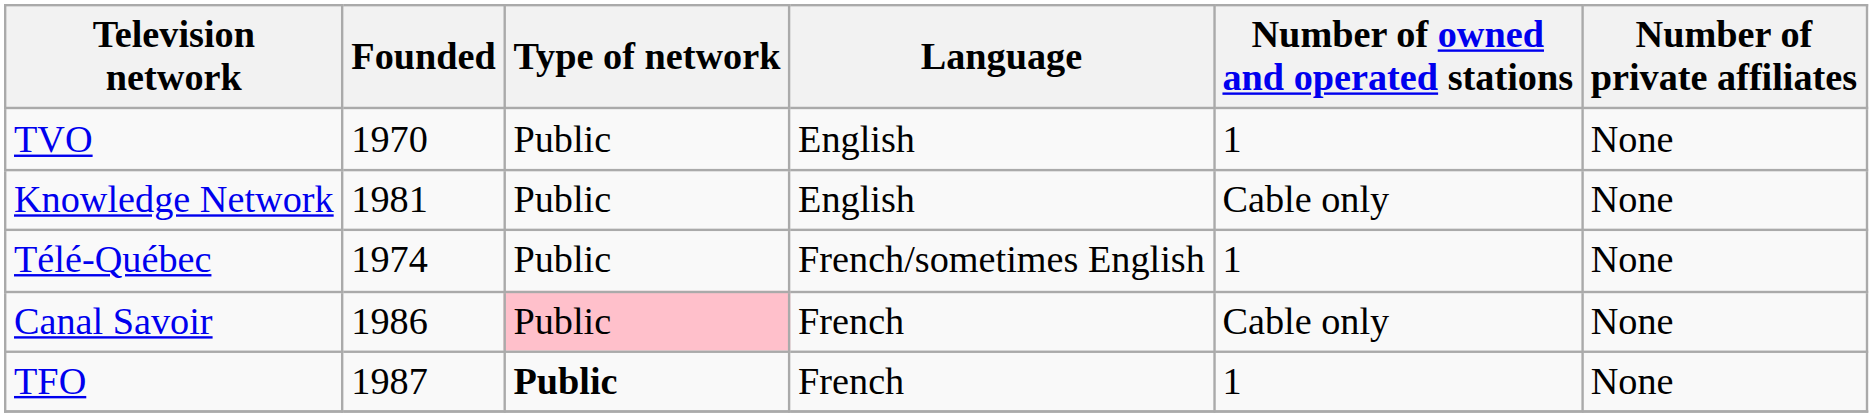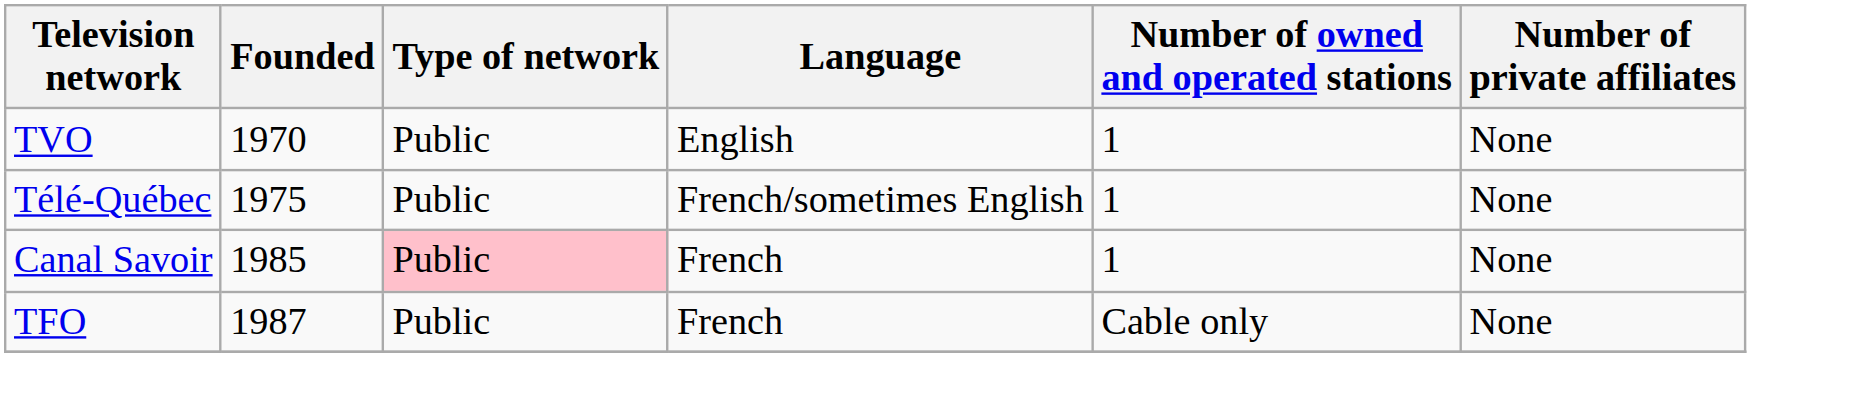- row: (174, 199)
(390, 259) 1974 -> (268, 199) 1975
(390, 320) 1986 -> (268, 259) 1985
(1306, 320) Cable only -> (1111, 259) 1
(566, 381) bold -> (441, 320) normal
(1232, 381) 1 -> (1185, 320) Cable only
